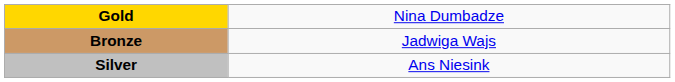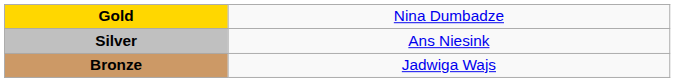rows swapped: (116, 65) <-> (116, 41)
